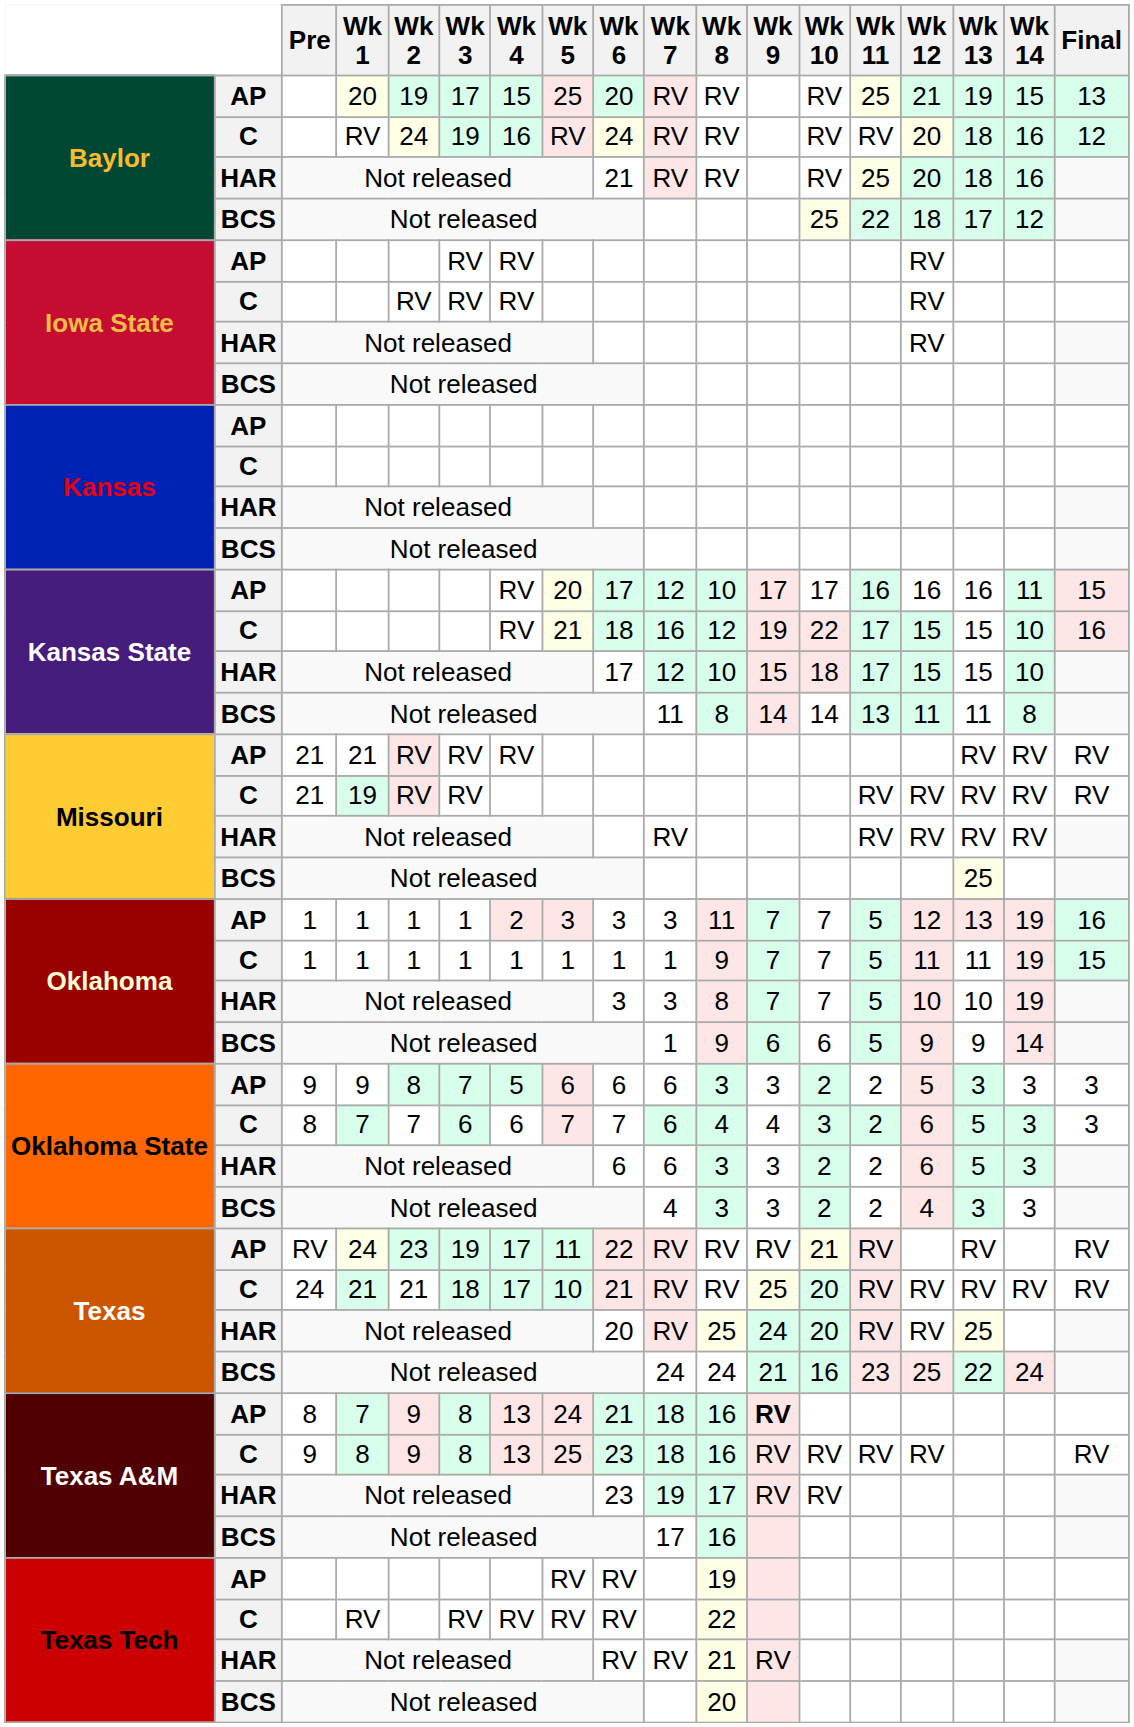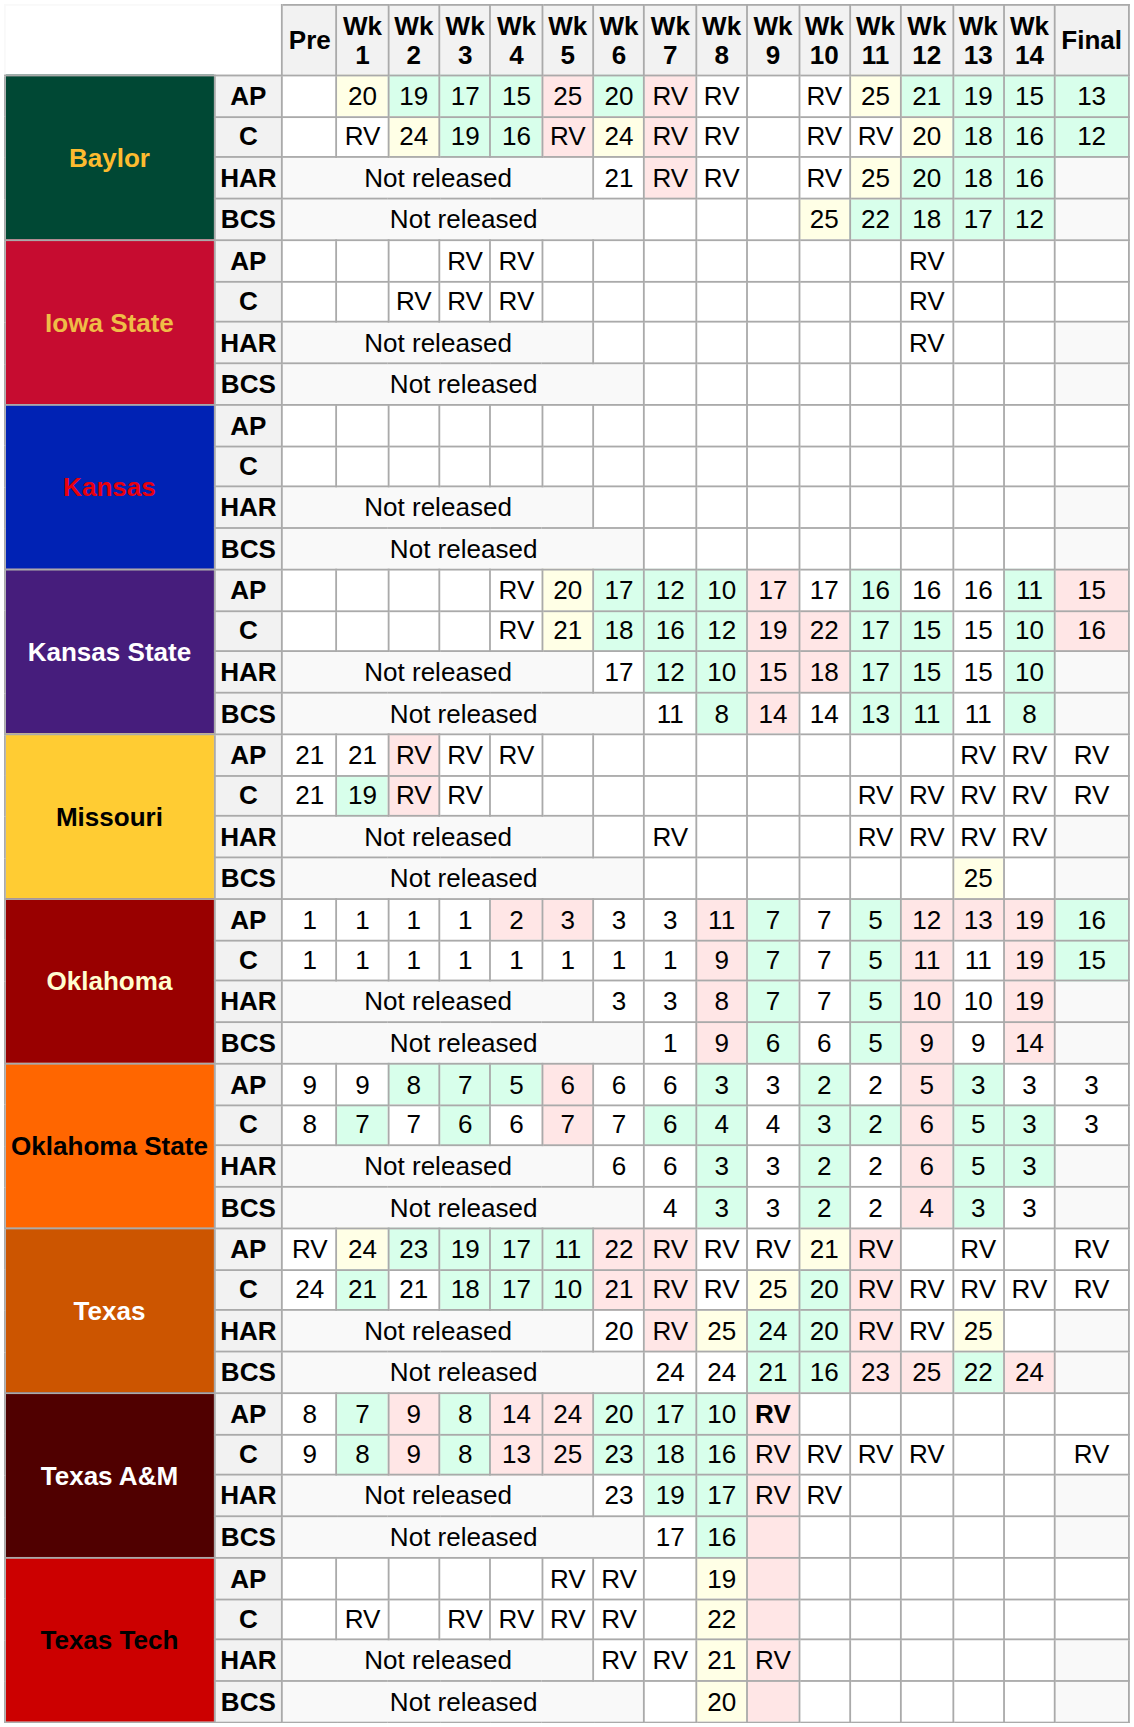(516, 1414) 13 -> (516, 1414) 14
(619, 1414) 21 -> (619, 1414) 20
(670, 1414) 18 -> (670, 1414) 17
(722, 1414) 16 -> (722, 1414) 10
